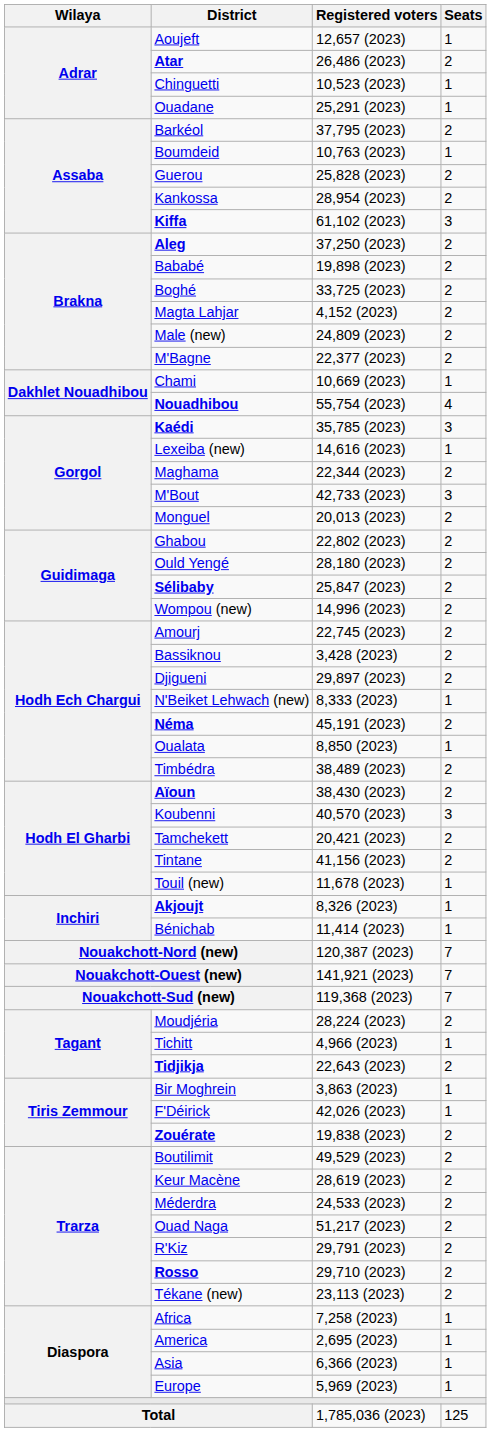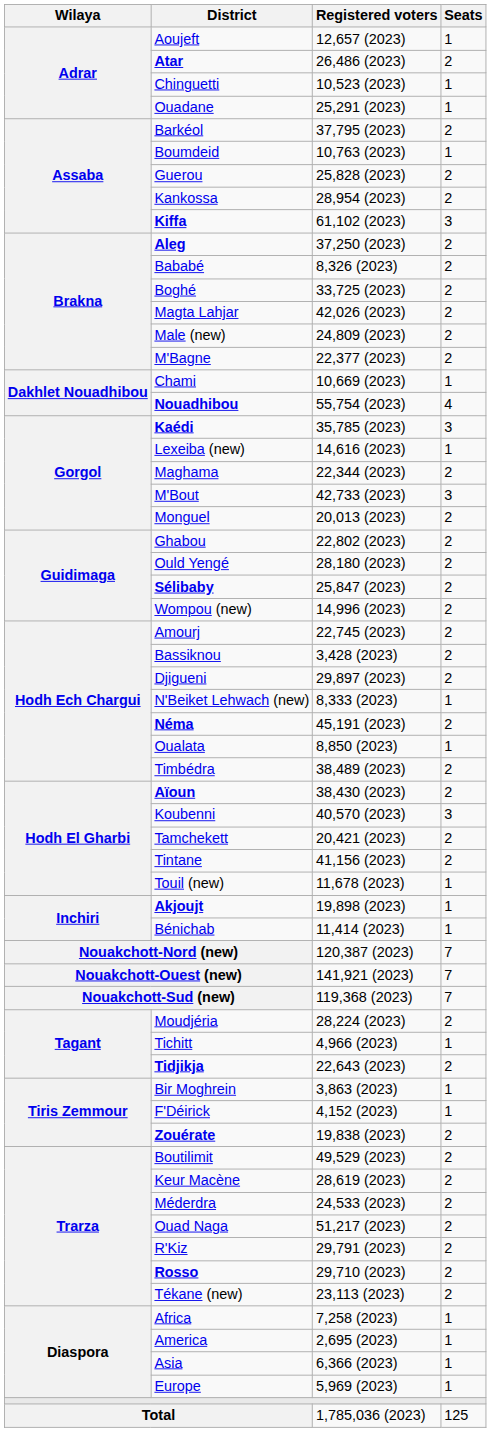(361, 267) 19,898 (2023) -> (357, 267) 8,326 (2023)
(357, 312) 4,152 (2023) -> (361, 312) 42,026 (2023)
(357, 906) 8,326 (2023) -> (361, 906) 19,898 (2023)
(361, 1112) 42,026 (2023) -> (357, 1112) 4,152 (2023)
